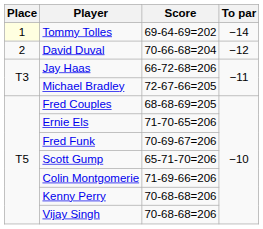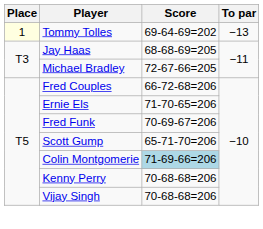(239, 31) −14 -> (239, 31) −13
- row: (73, 50)
(180, 68) 66-72-68=206 -> (180, 50) 68-68-69=205
(180, 104) 68-68-69=205 -> (180, 86) 66-72-68=206
(180, 178) no background -> (180, 159) lightblue background
